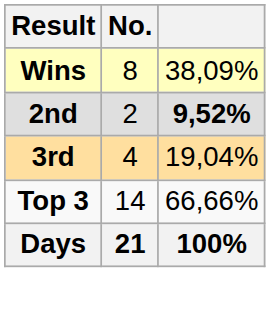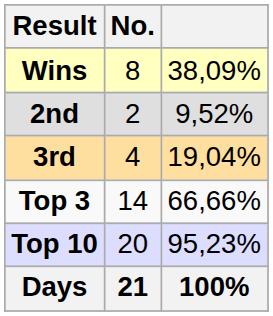(212, 113) bold -> (214, 113) normal
+ row: (55, 244)
